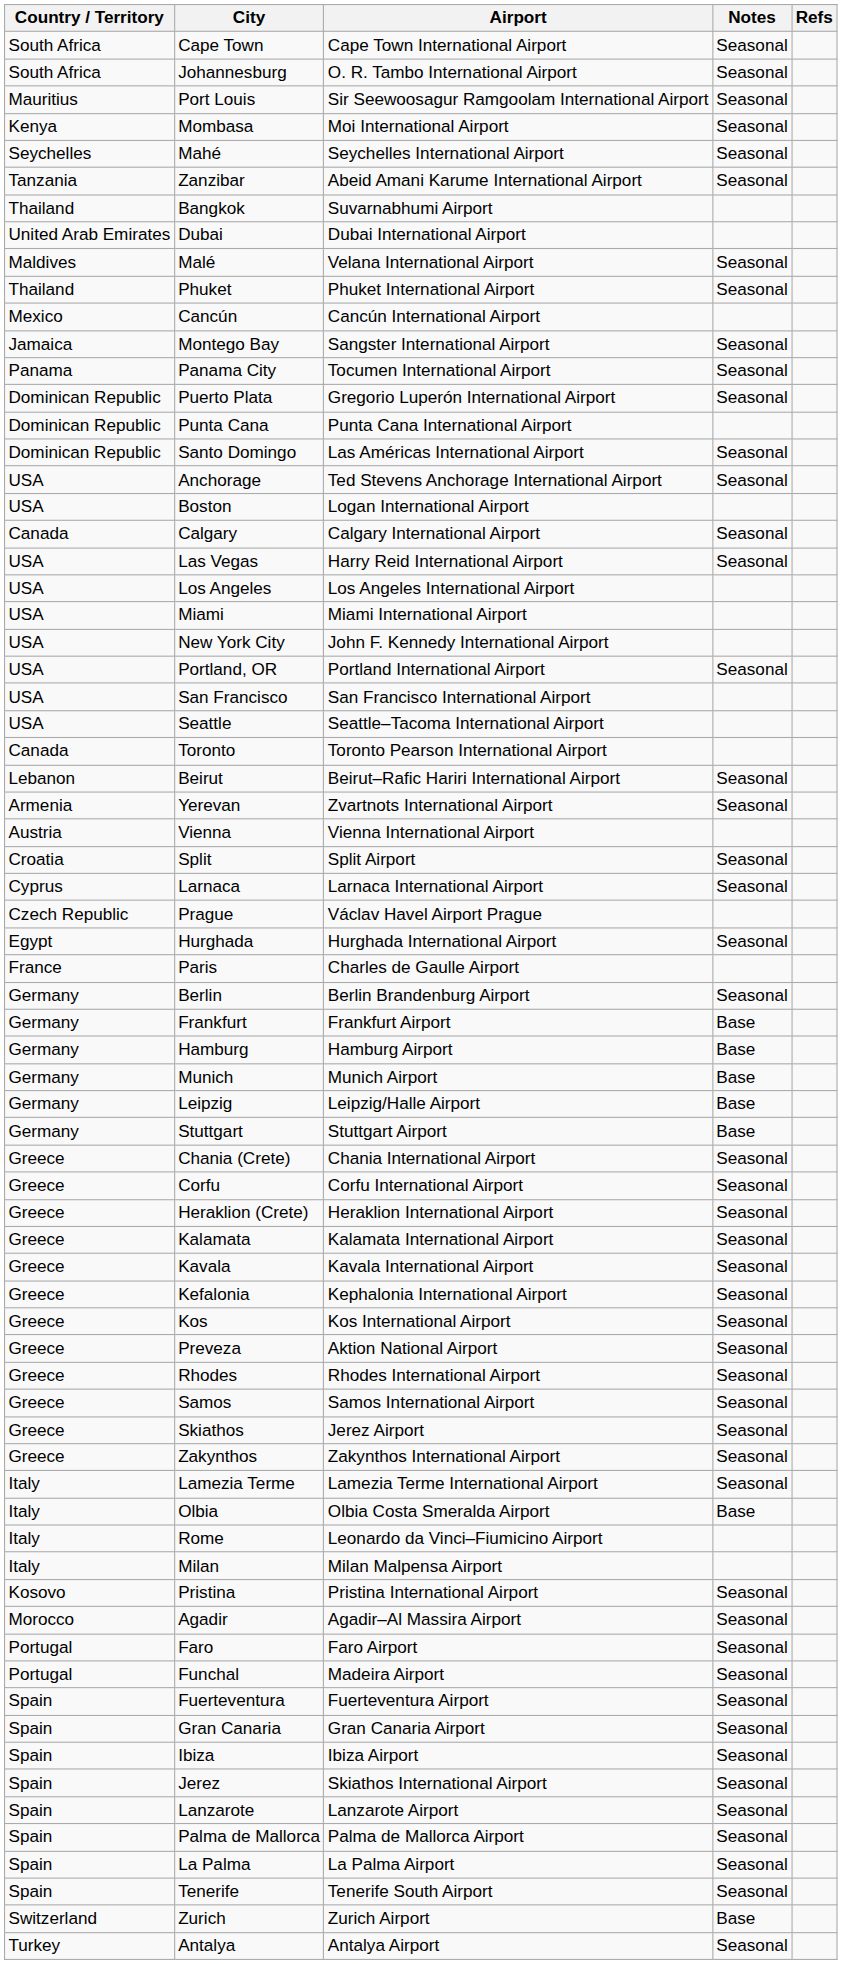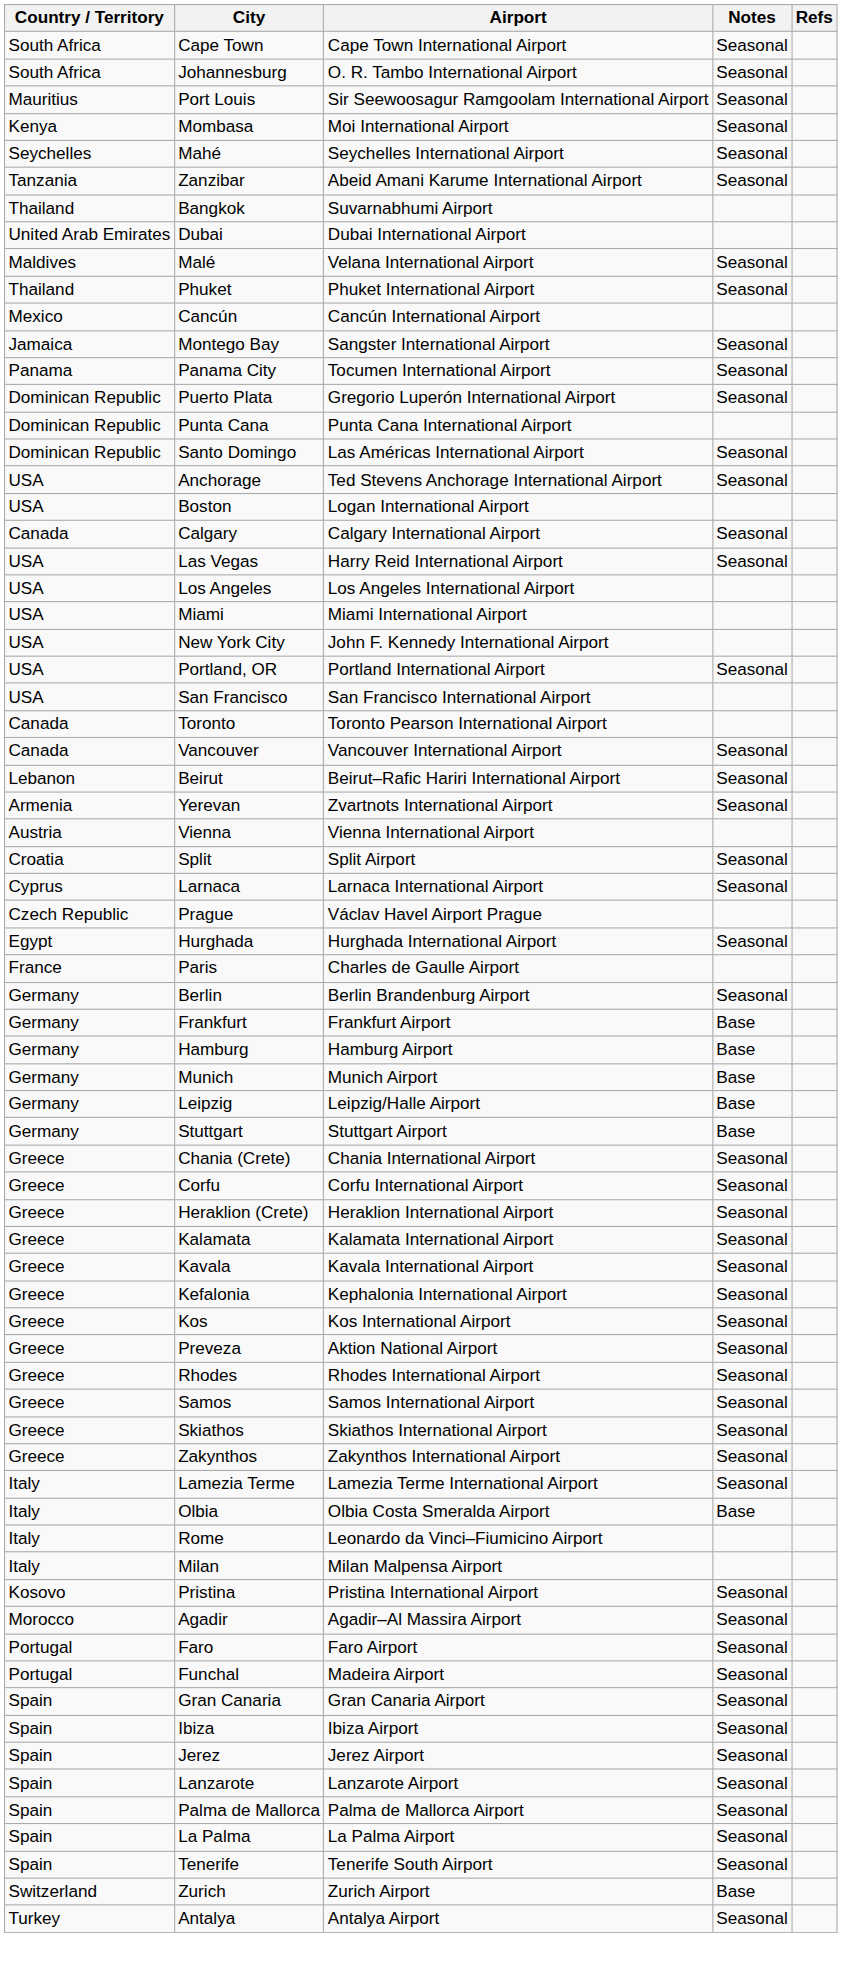- row: (205, 724)
+ row: (218, 751)
(376, 1429) Jerez Airport -> (437, 1429) Skiathos International Airport
- row: (231, 1701)
(437, 1782) Skiathos International Airport -> (376, 1755) Jerez Airport
